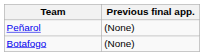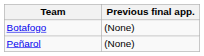rows swapped: (26, 43) <-> (24, 28)
